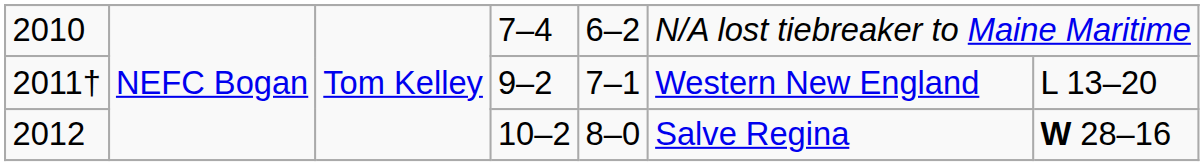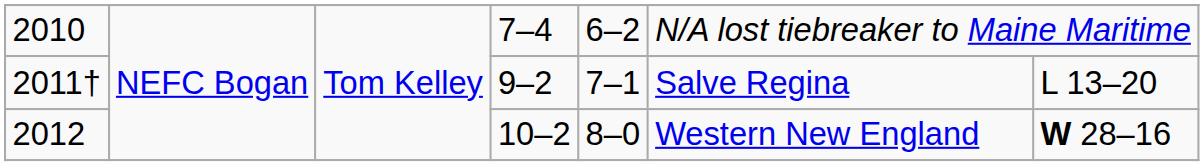(817, 82) Western New England -> (752, 82) Salve Regina
(752, 133) Salve Regina -> (817, 133) Western New England
